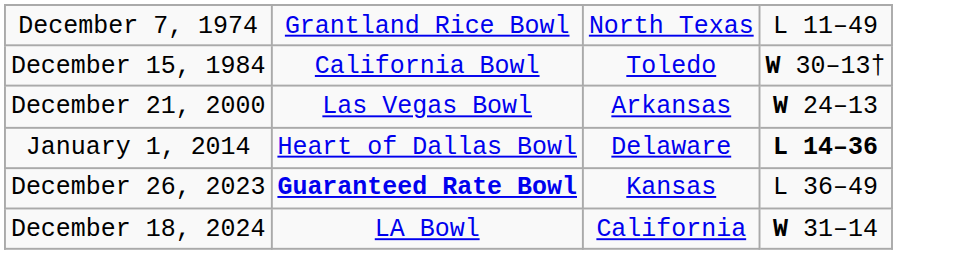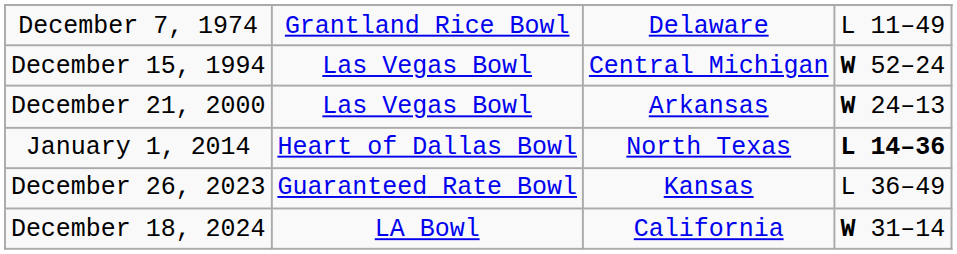(671, 25) North Texas -> (709, 25) Delaware
- row: (138, 66)
+ row: (138, 66)
(671, 147) Delaware -> (709, 147) North Texas
(427, 188) bold -> (427, 188) normal
